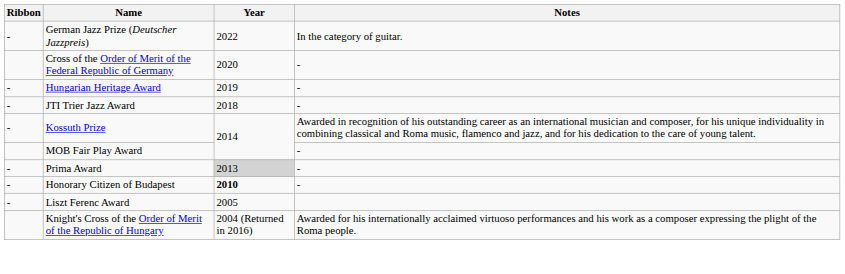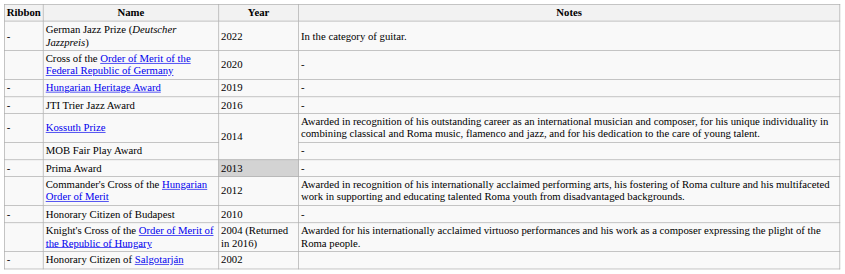(227, 105) 2018 -> (232, 105) 2016
+ row: (126, 191)
(227, 185) bold -> (232, 214) normal
- row: (87, 202)
+ row: (115, 260)
